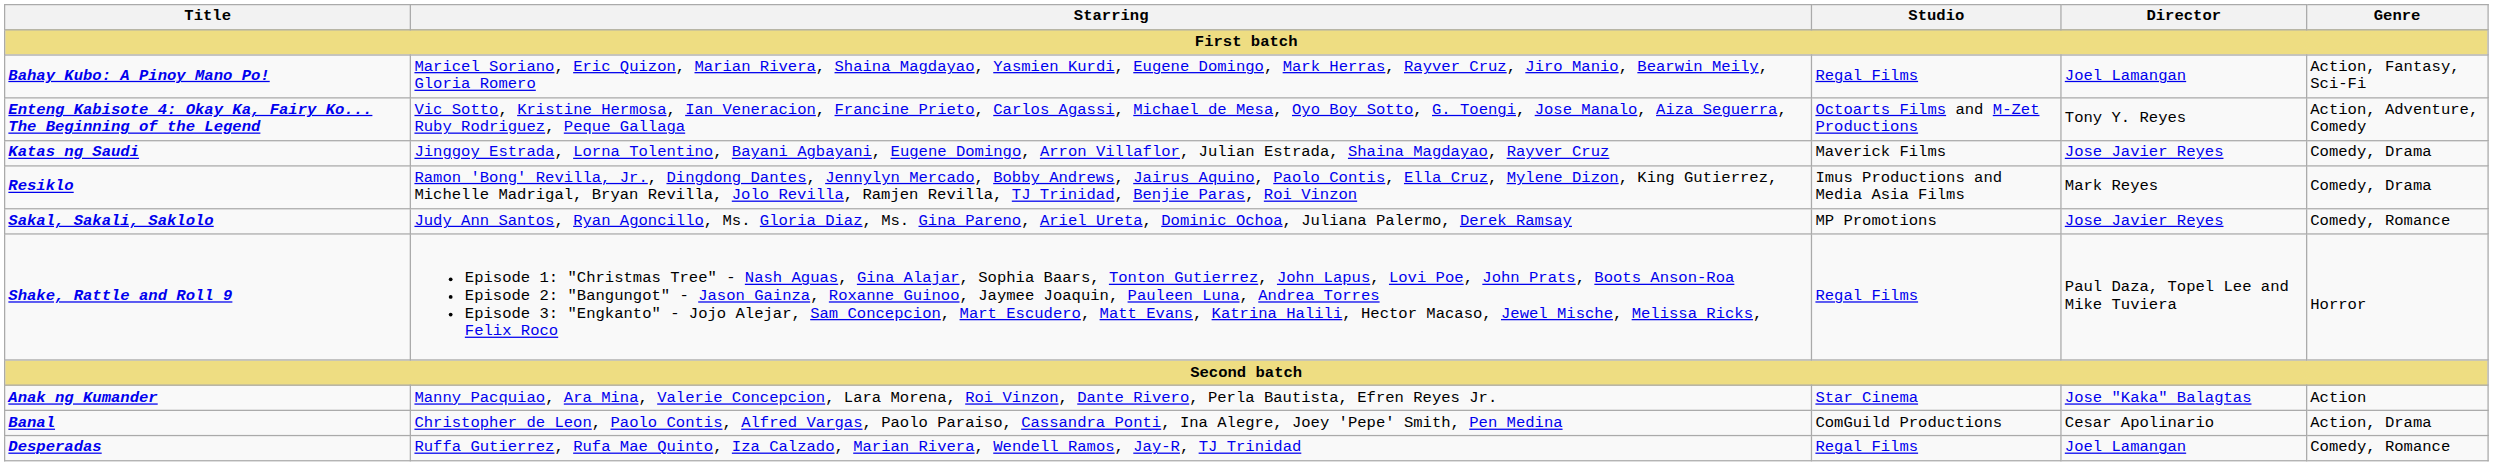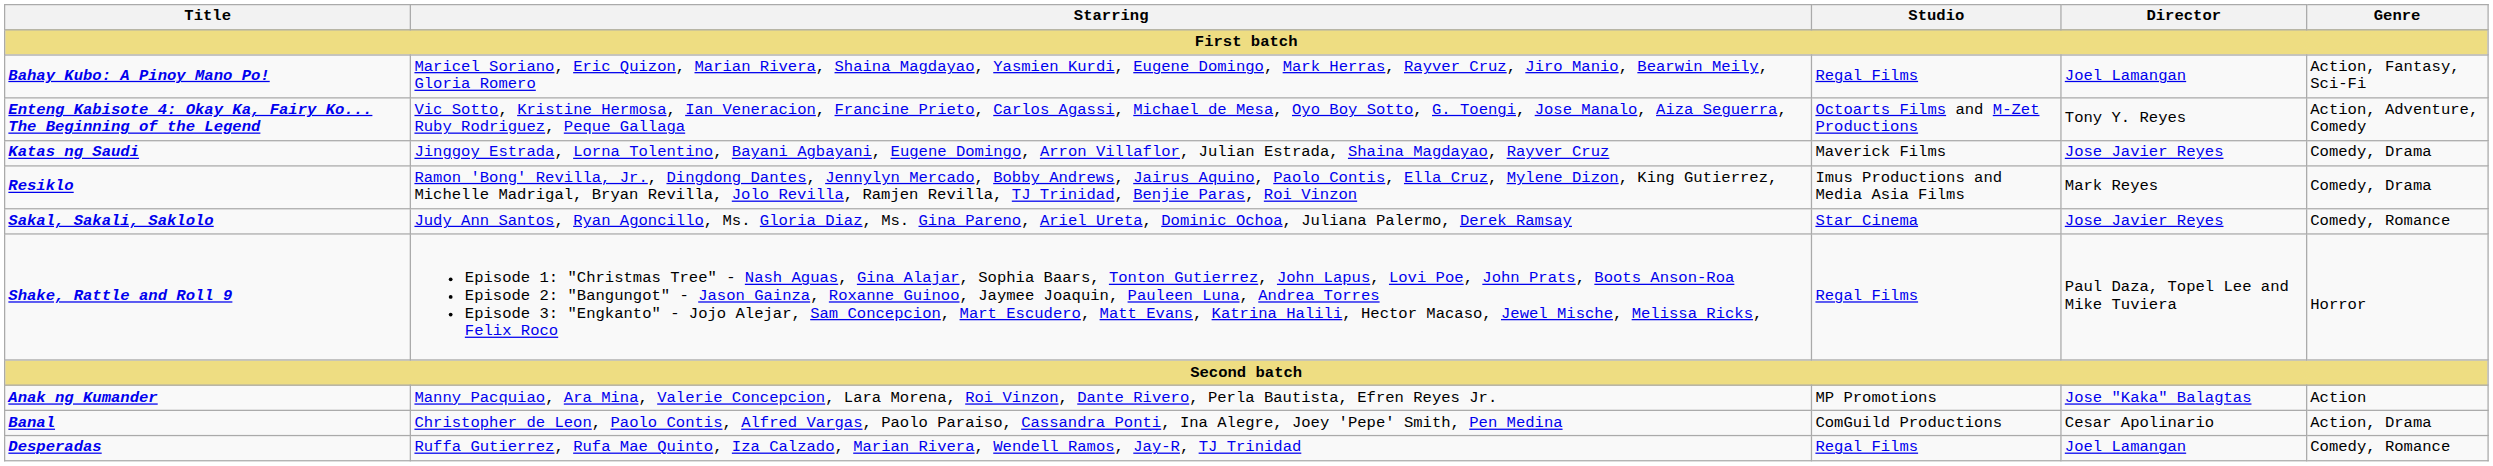(1876, 221) MP Promotions -> (1867, 221) Star Cinema
(1867, 398) Star Cinema -> (1876, 398) MP Promotions
